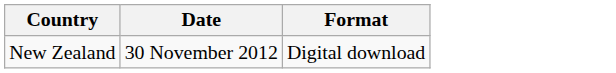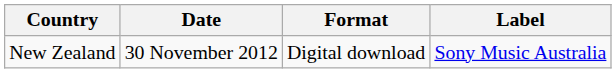+ column: (520, 20)
